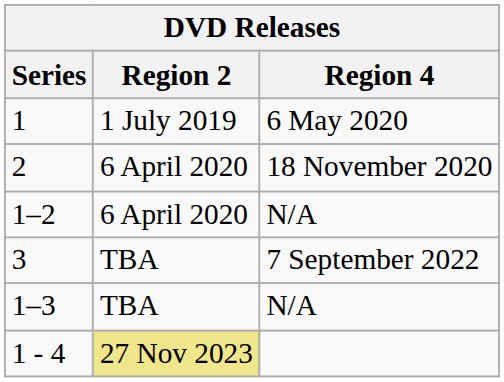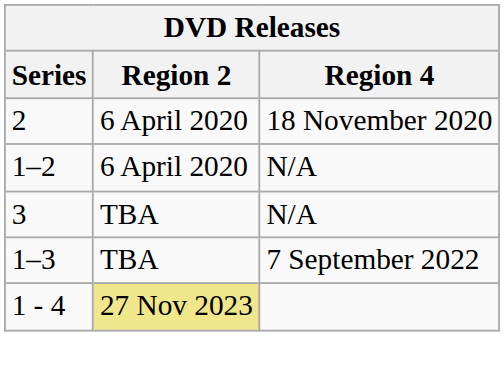- row: (19, 120)
(373, 259) 7 September 2022 -> (292, 213) N/A
(292, 306) N/A -> (373, 259) 7 September 2022
